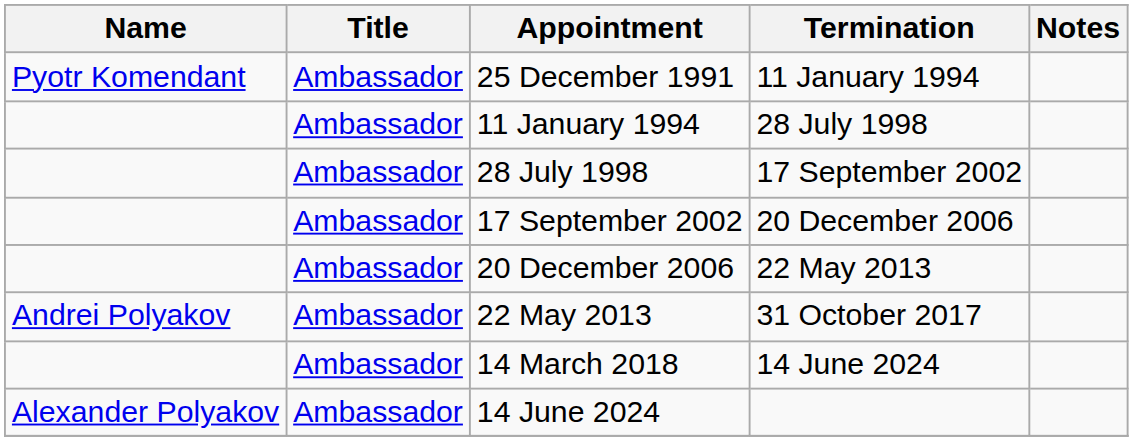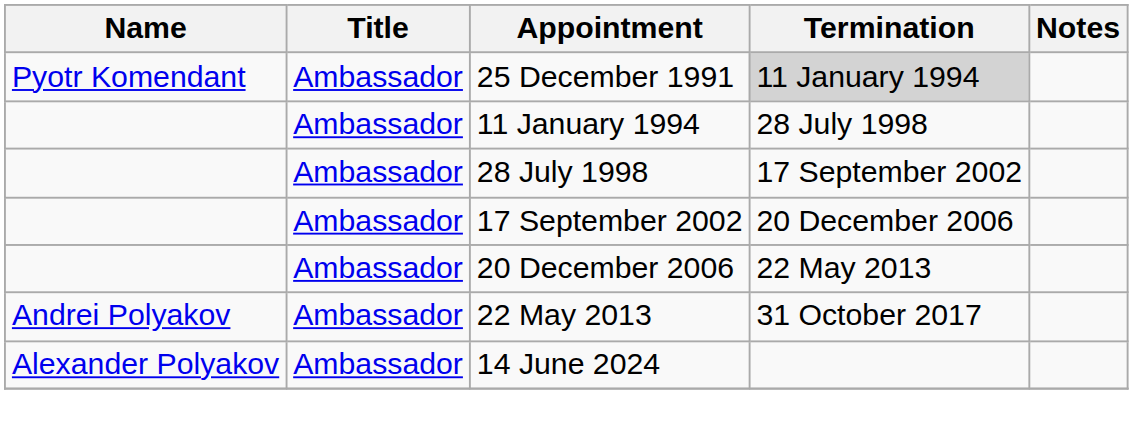(868, 76) no background -> (868, 76) lightgrey background
- row: (578, 364)
